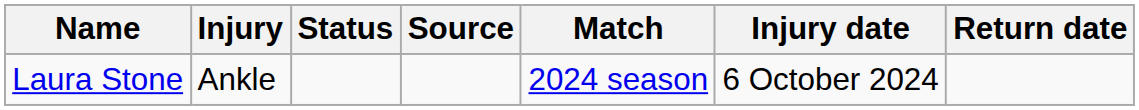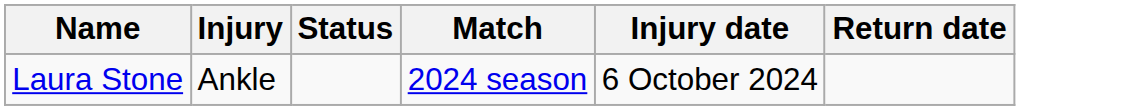- column: (461, 29)
